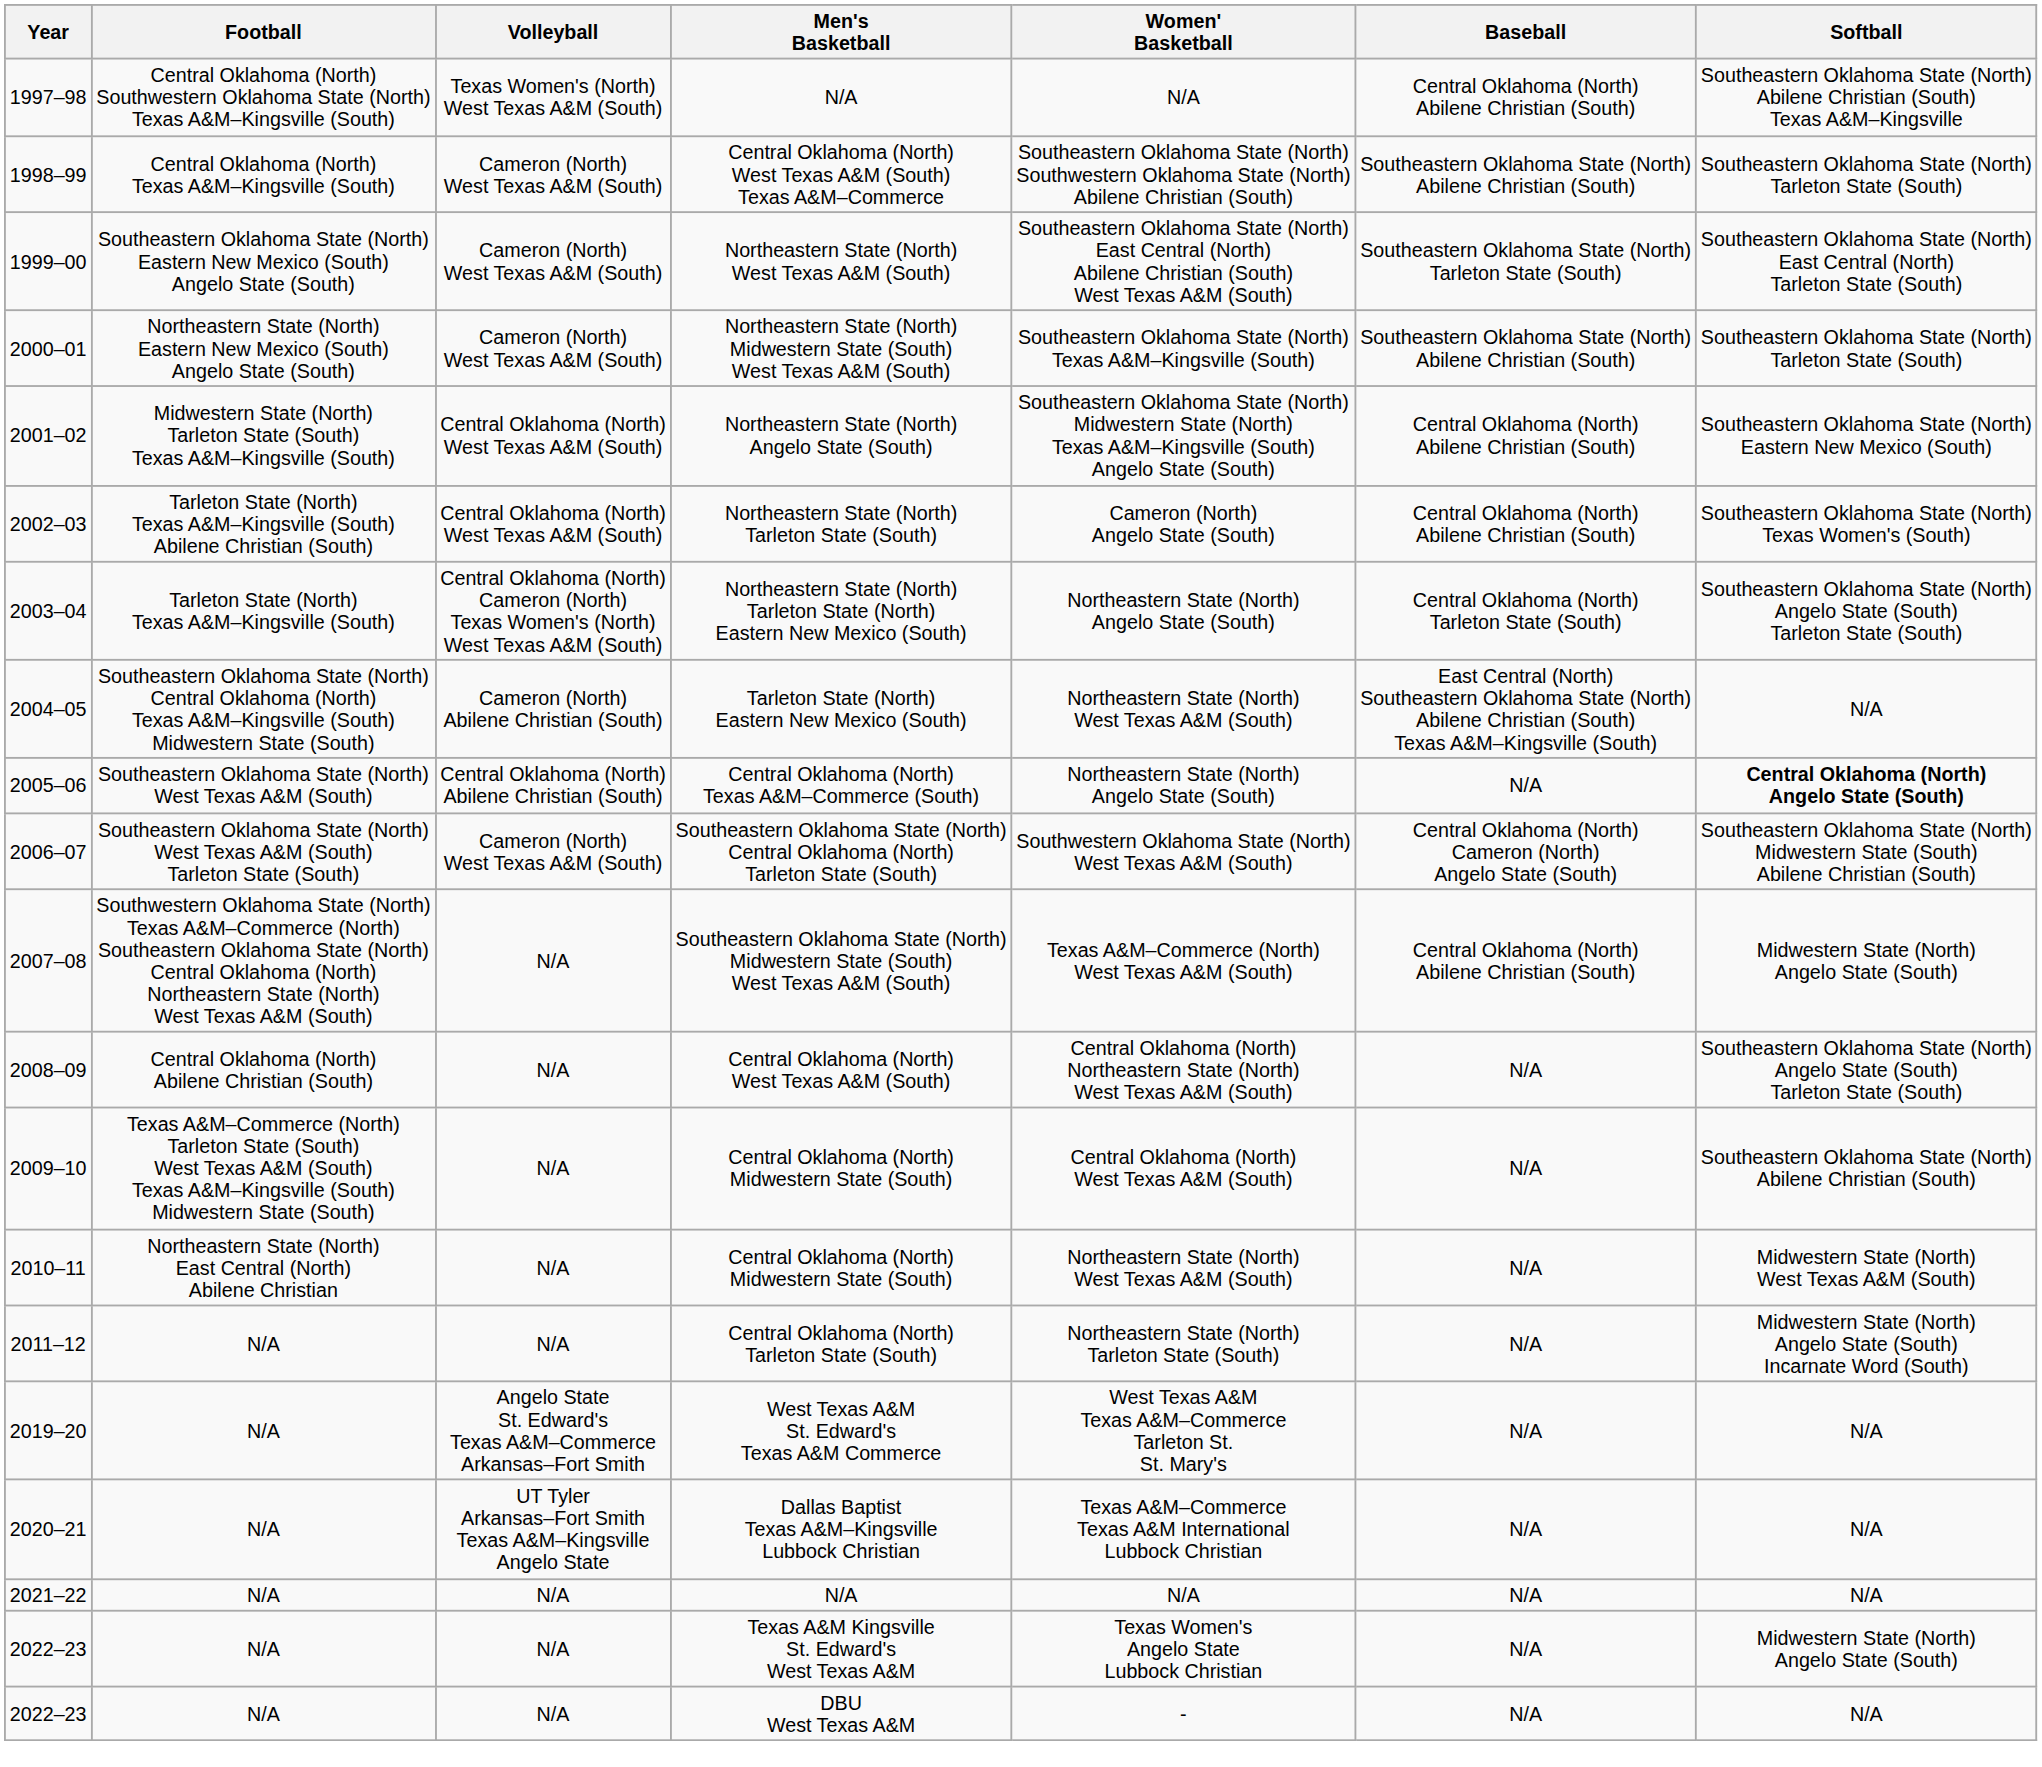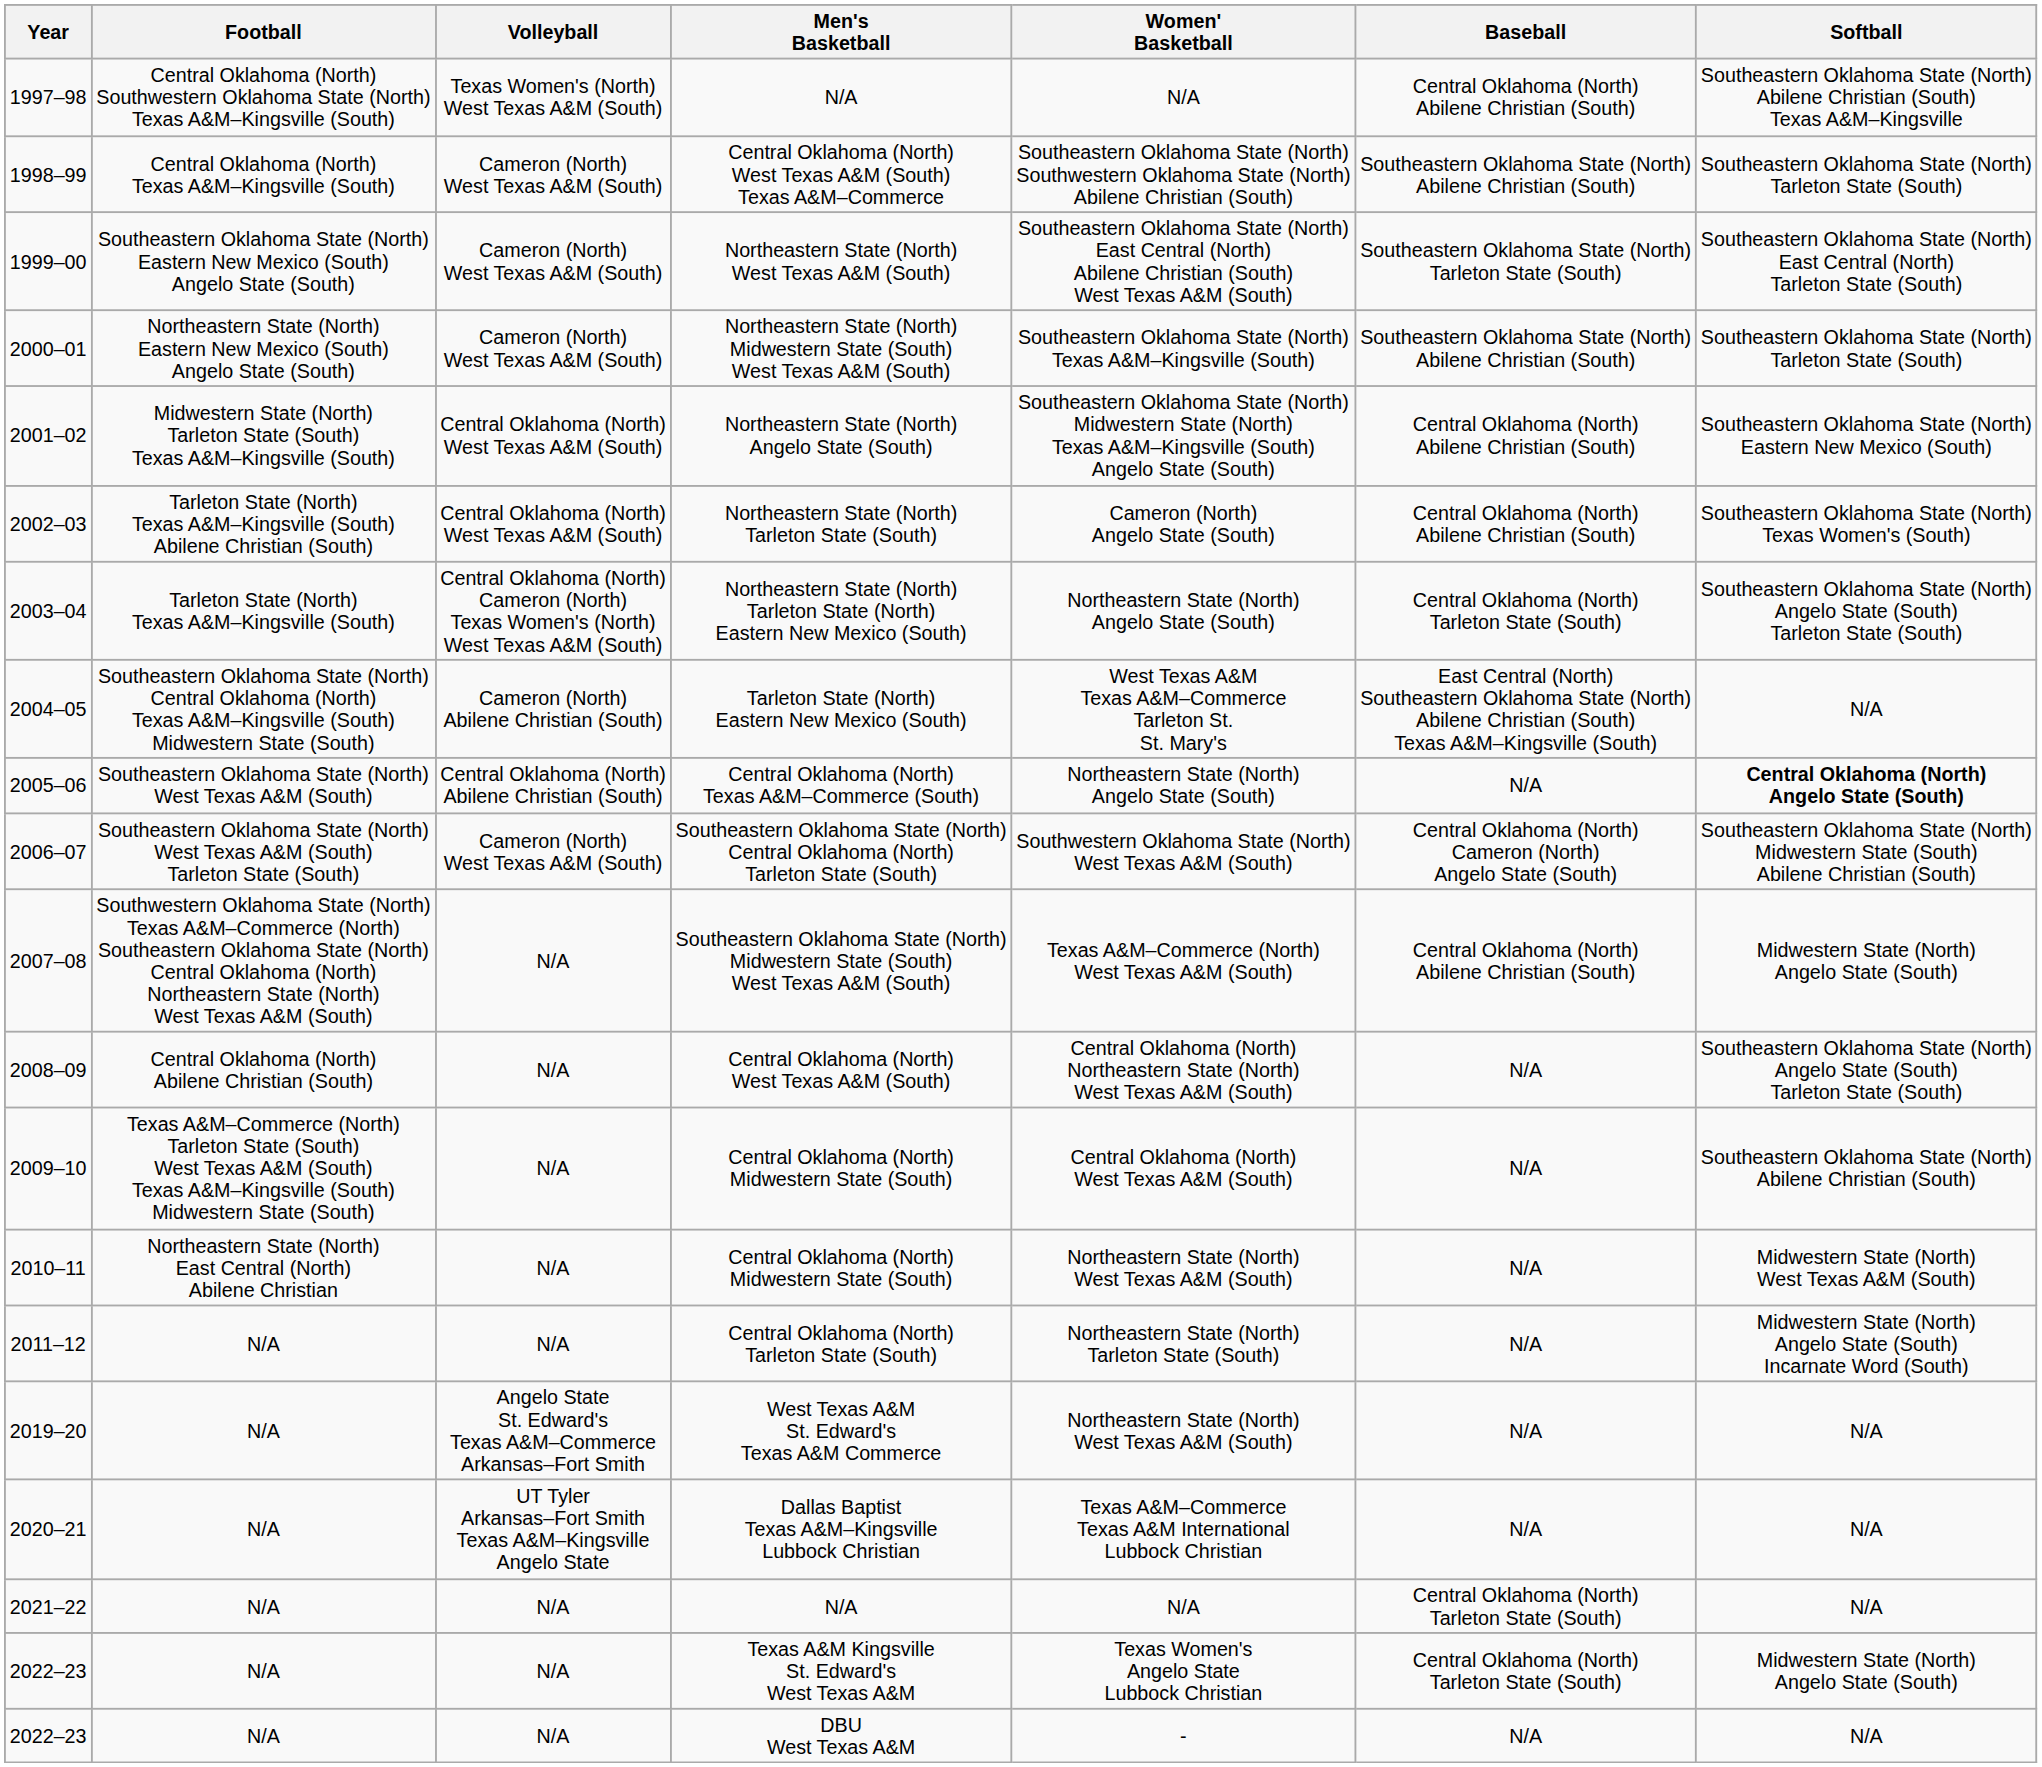(1183, 709) Northeastern State (North) West Texas A&M (South) -> (1183, 709) West Texas A&M Texas A&M–Commerce Tarleton St. St. Mary's
(1183, 1430) West Texas A&M Texas A&M–Commerce Tarleton St. St. Mary's -> (1183, 1430) Northeastern State (North) West Texas A&M (South)
(1526, 1594) N/A -> (1526, 1605) Central Oklahoma (North) Tarleton State (South)
(1526, 1648) N/A -> (1526, 1670) Central Oklahoma (North) Tarleton State (South)
